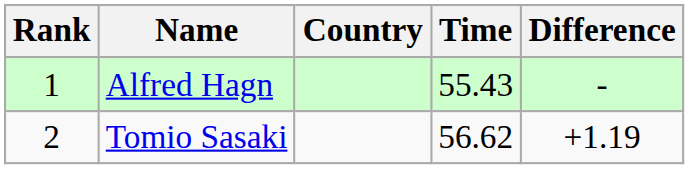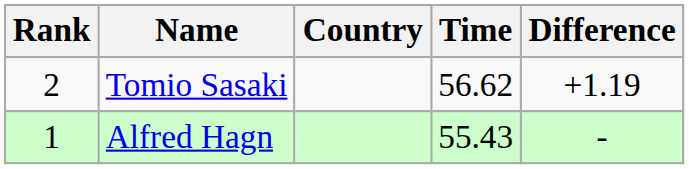rows swapped: (189, 83) <-> (197, 136)
